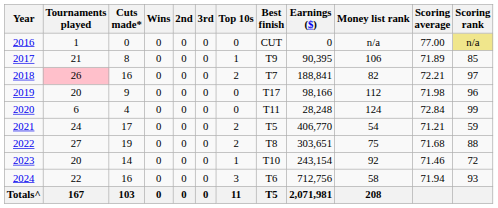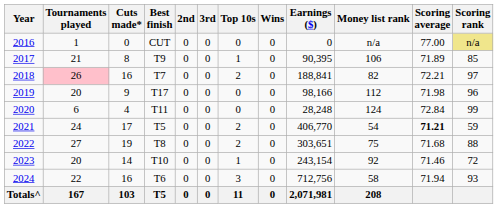columns swapped: (159, 19) <-> (271, 19)
(432, 127) normal -> (432, 127) bold
